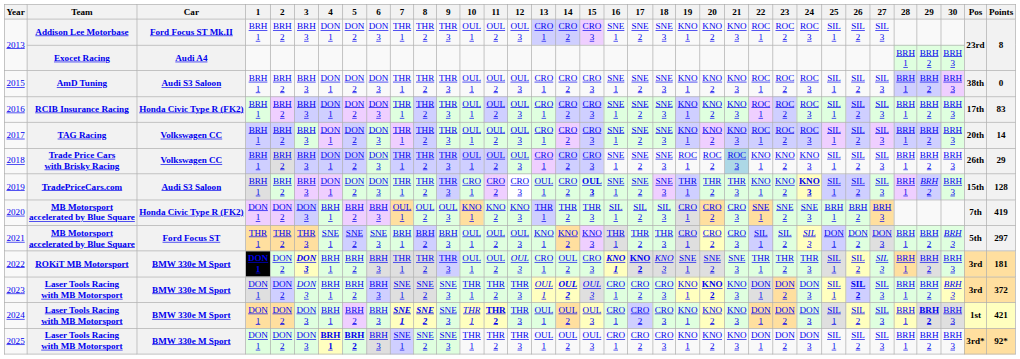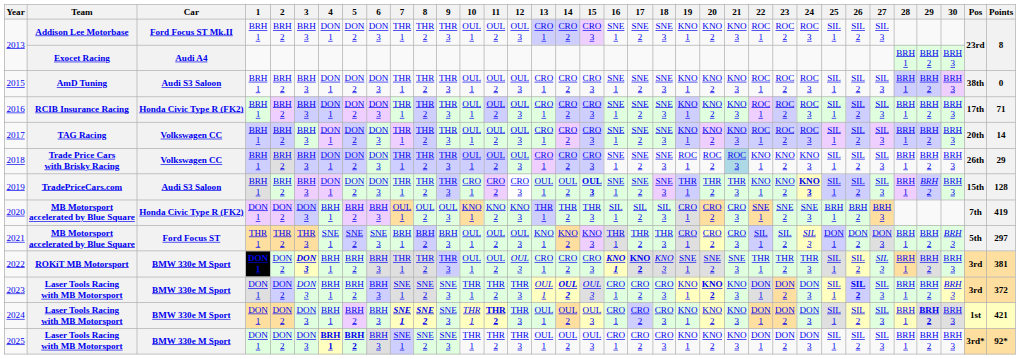(1001, 109) 83 -> (1001, 109) 71
(568, 186) CRO 2 -> (568, 186) OUL 2
(568, 263) OUL 2 -> (568, 263) CRO 2
(1001, 263) 181 -> (1001, 263) 381
